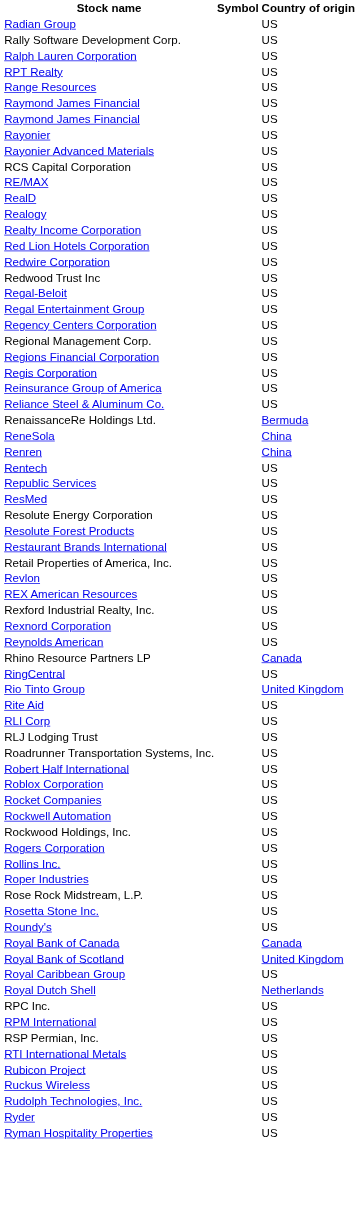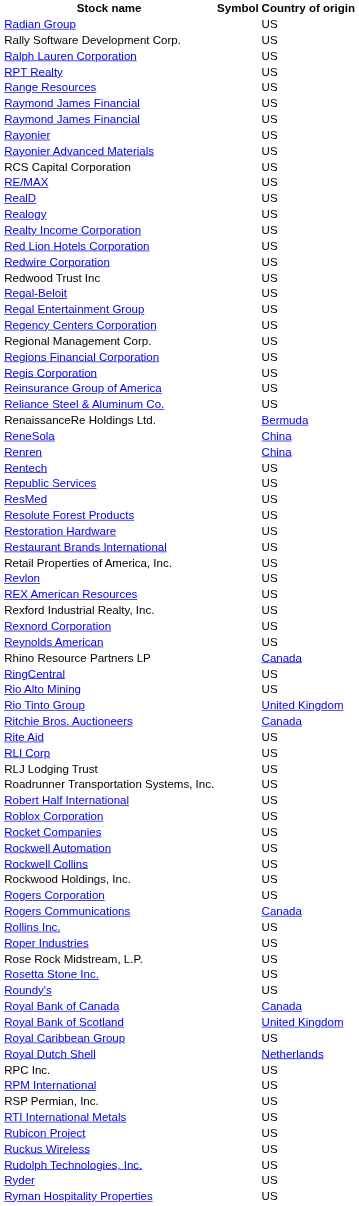- row: (78, 515)
+ row: (60, 531)
+ row: (43, 689)
+ row: (69, 721)
+ row: (46, 864)
+ row: (67, 911)
